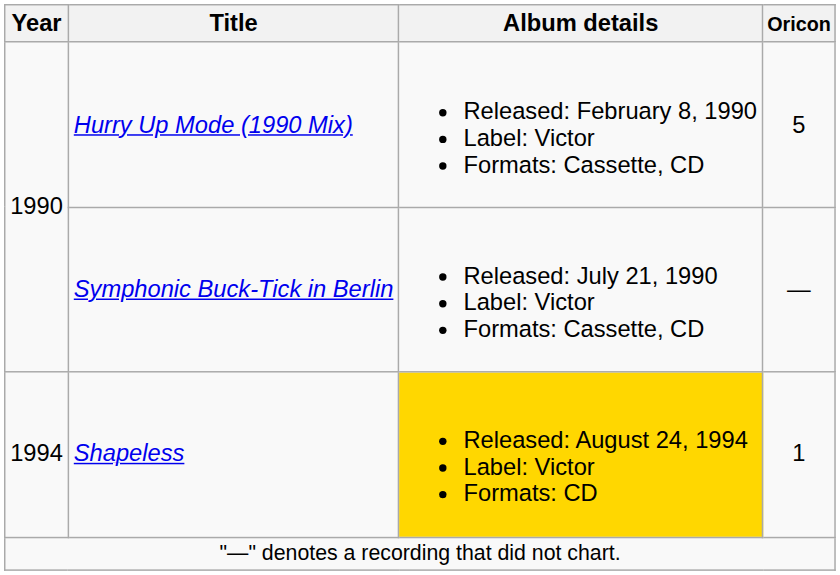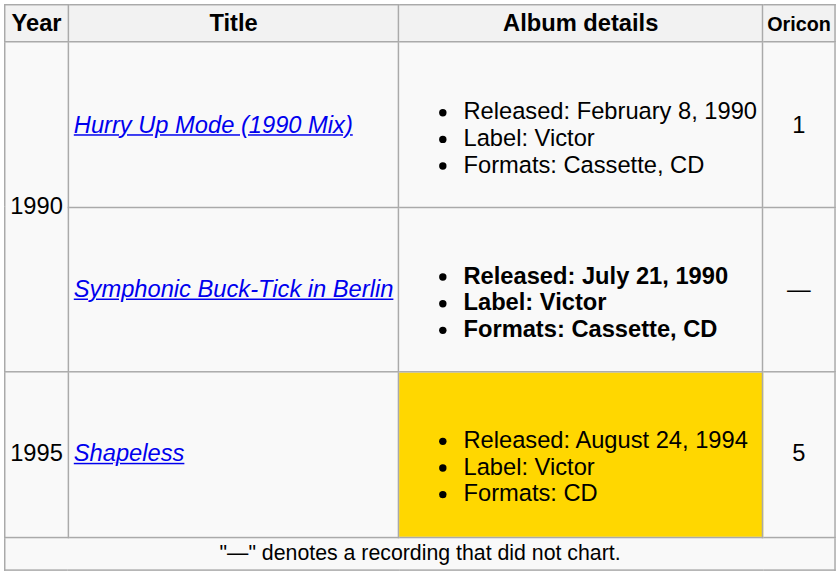(799, 124) 5 -> (799, 124) 1
(581, 303) normal -> (581, 303) bold
(37, 454) 1994 -> (37, 454) 1995
(799, 454) 1 -> (799, 454) 5
